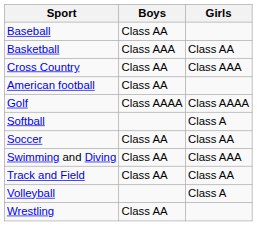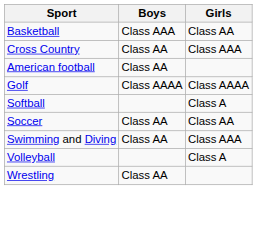- row: (29, 31)
- row: (46, 175)
